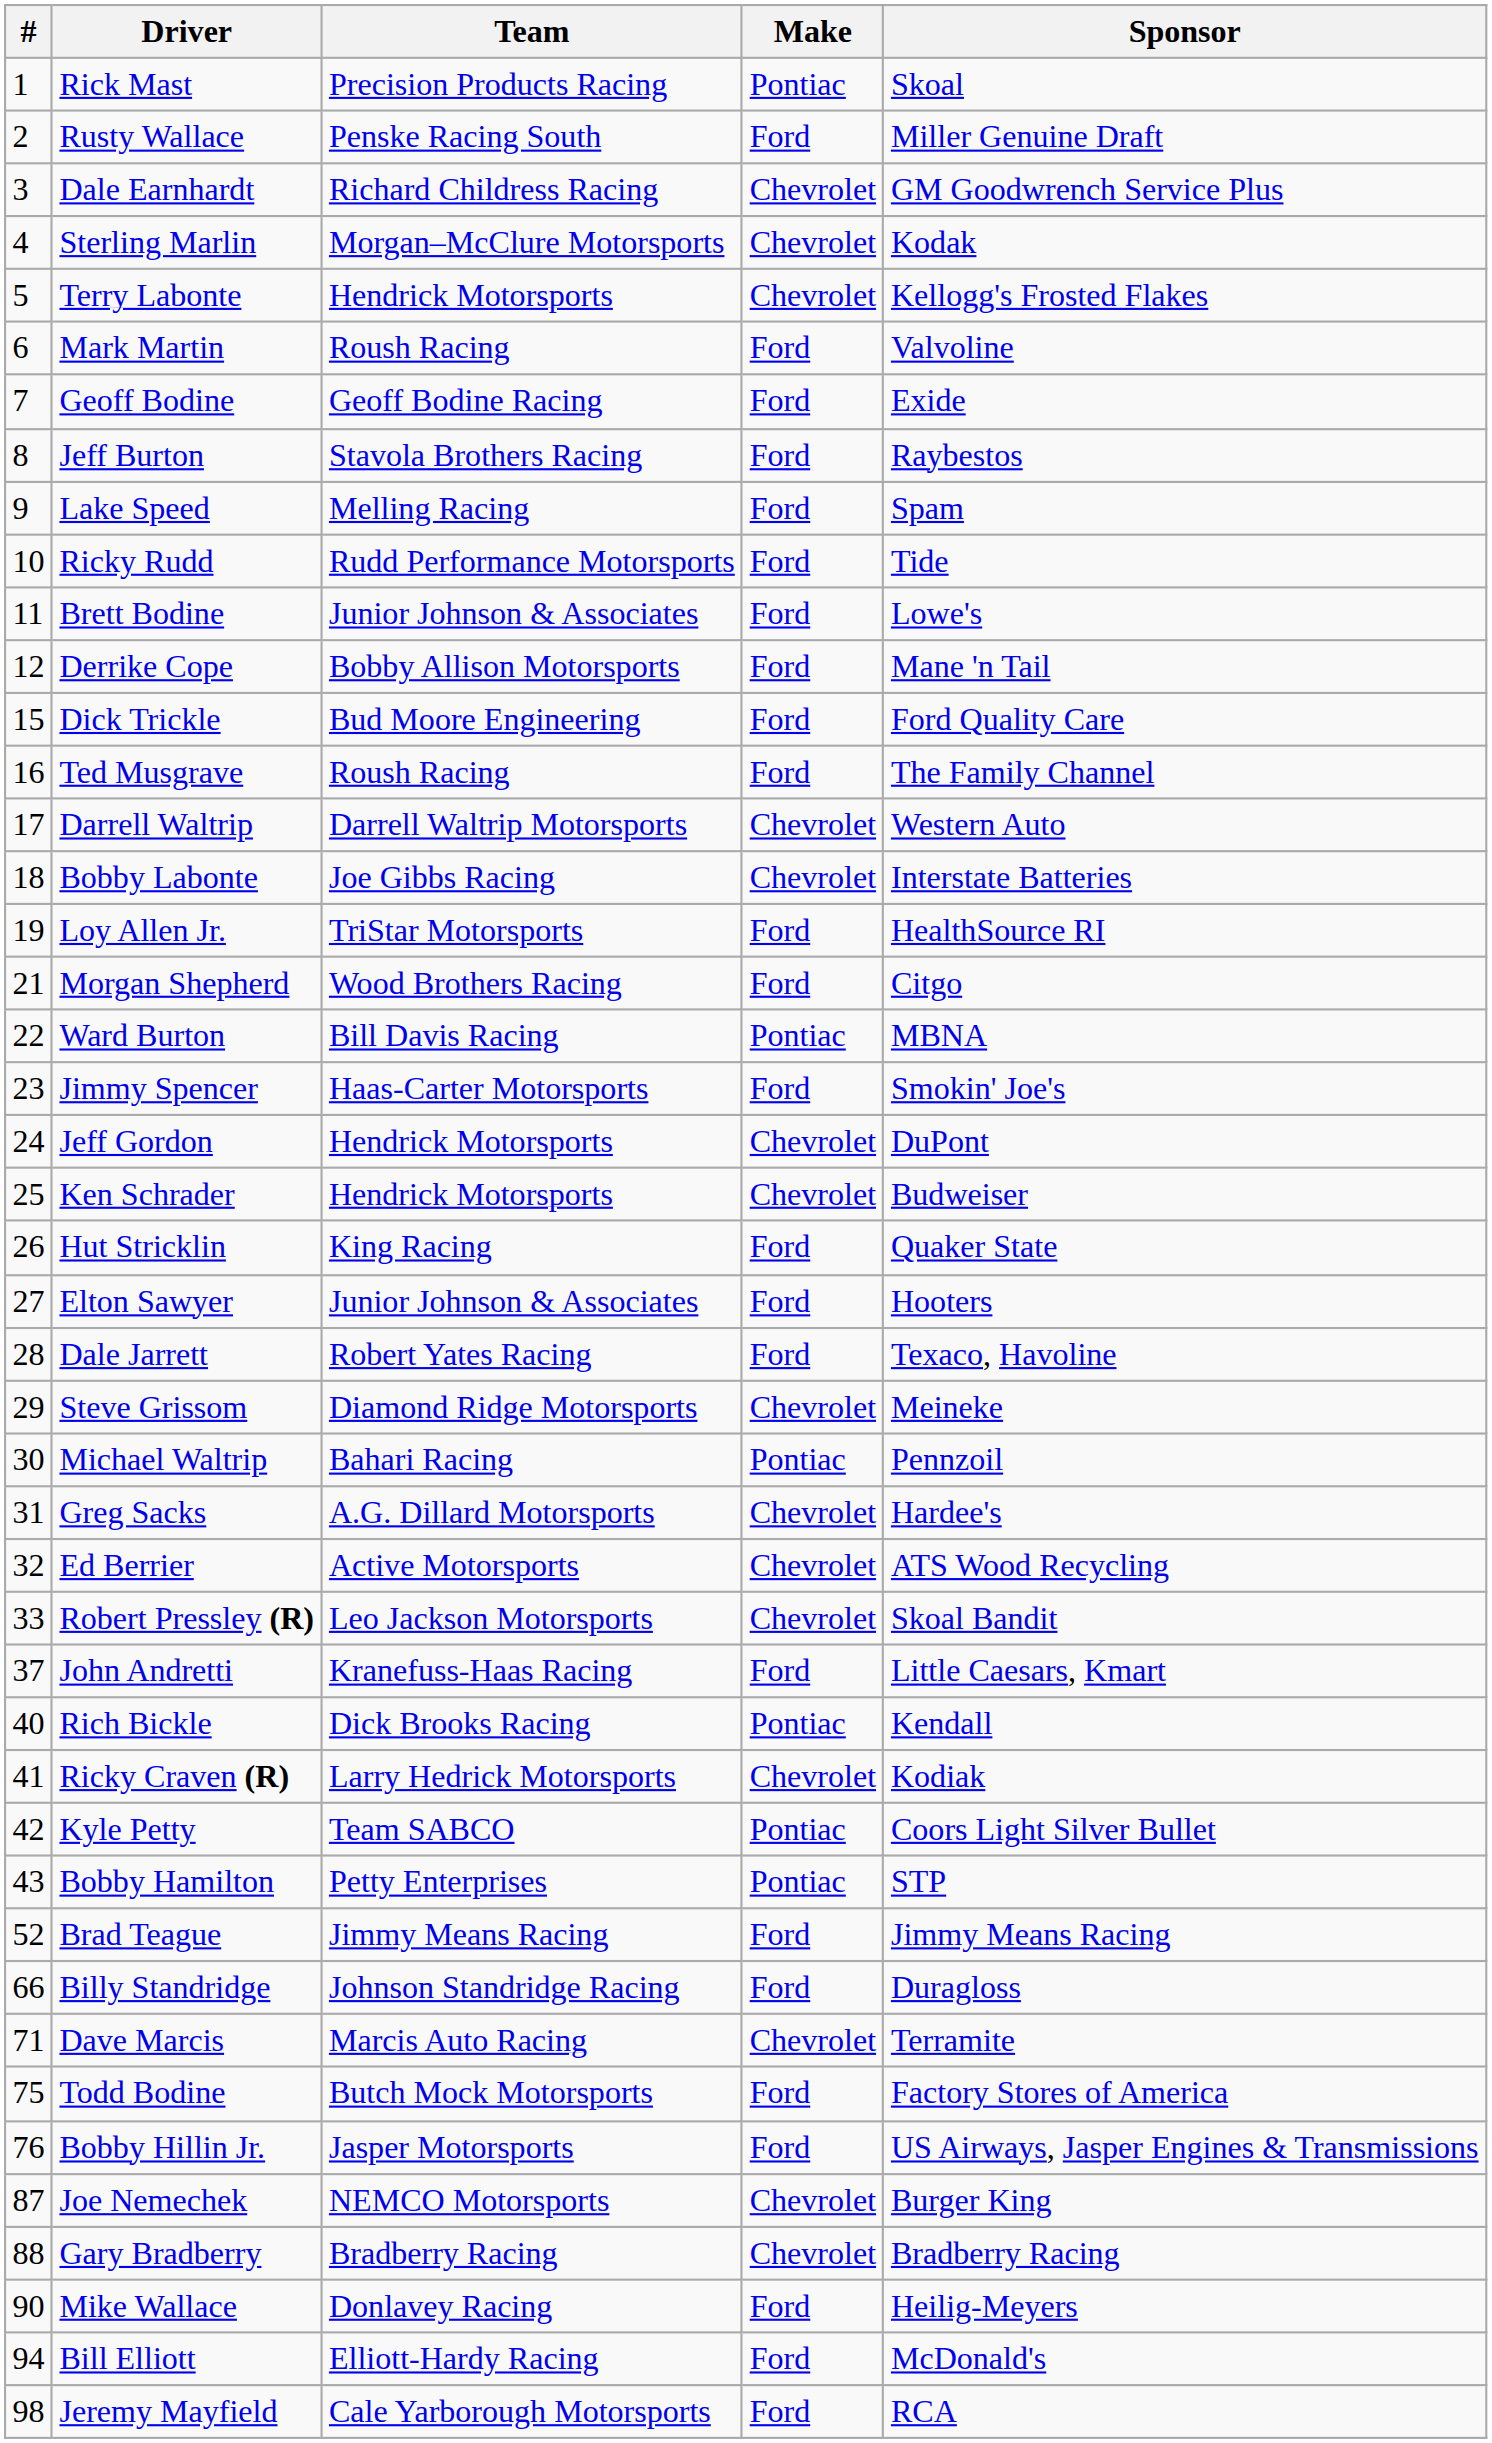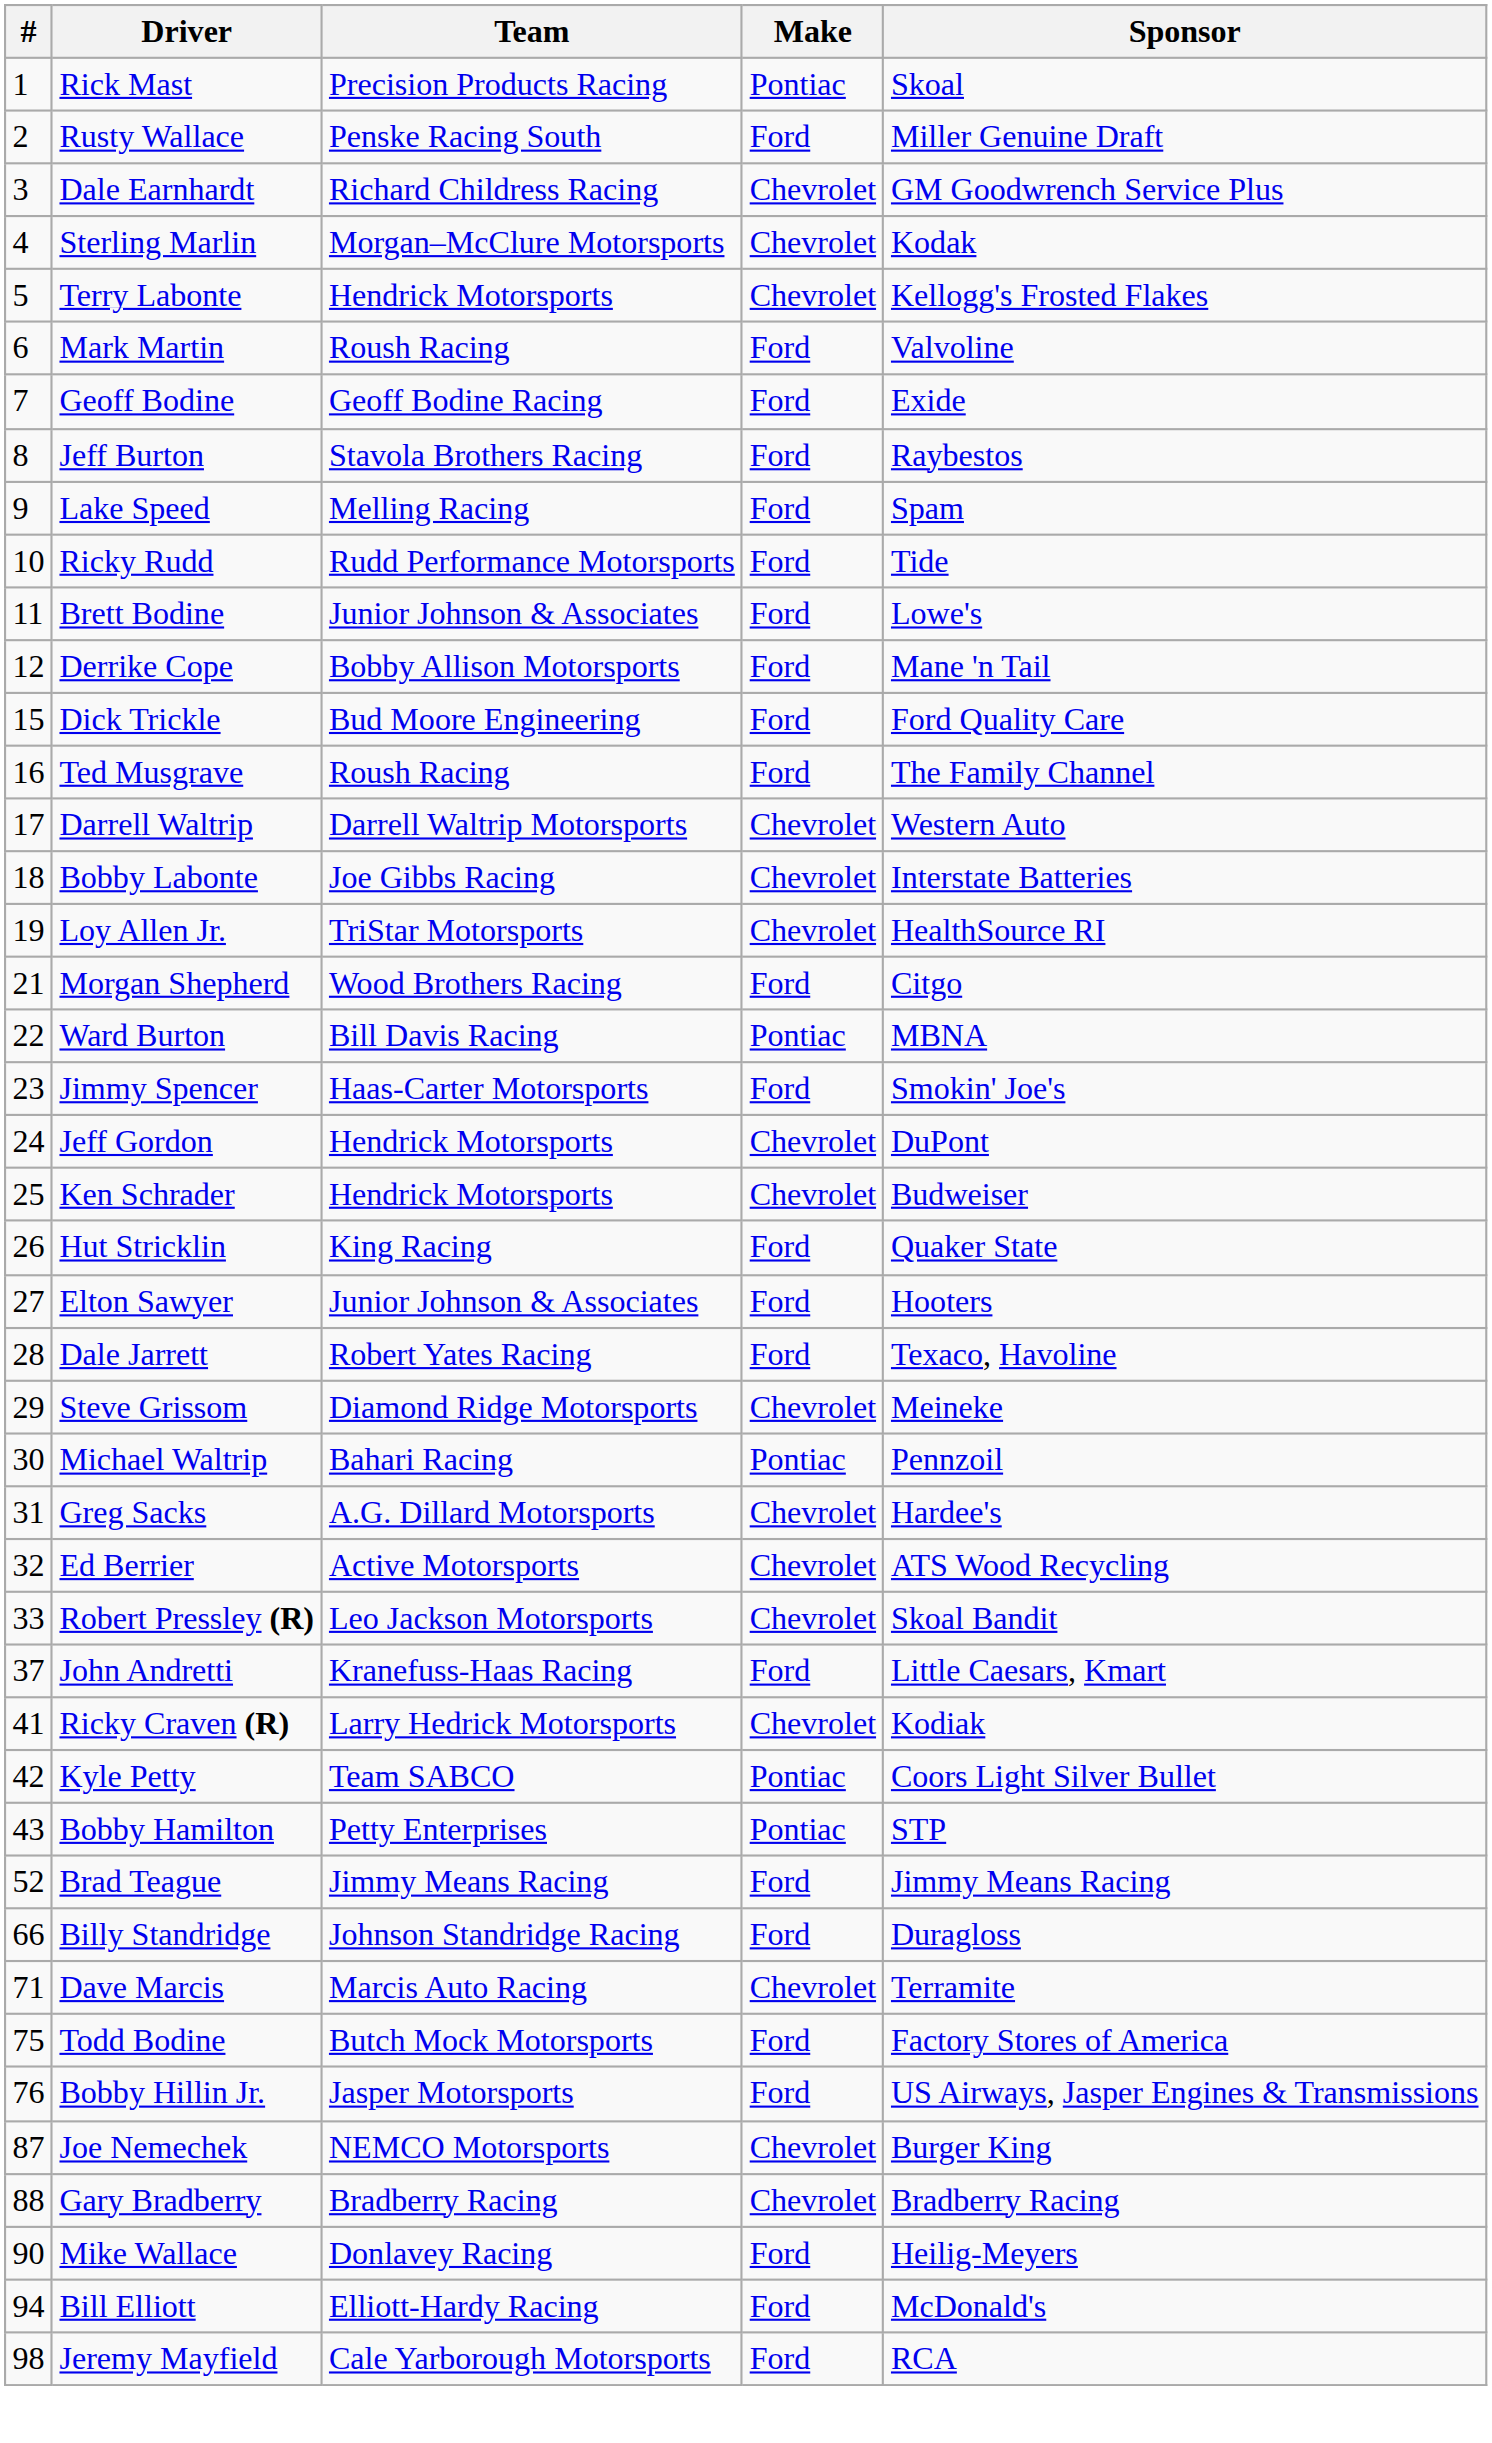(780, 930) Ford -> (813, 930) Chevrolet
- row: (136, 1723)
